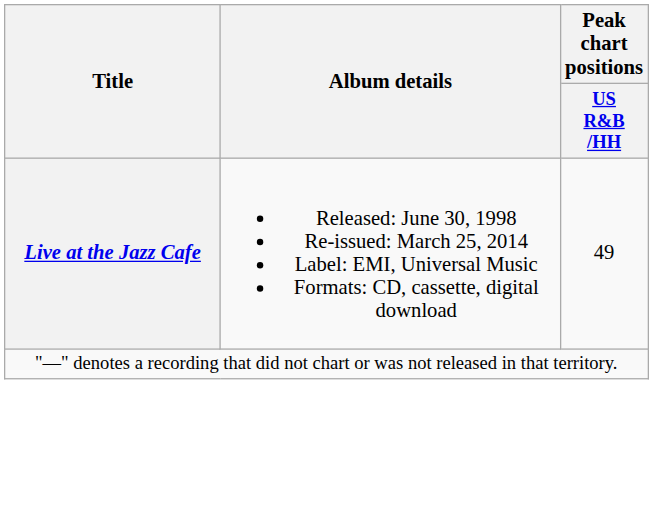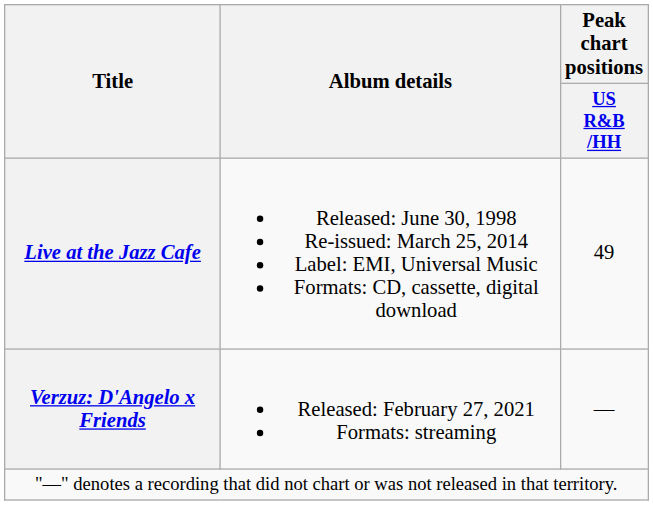+ row: (113, 408)
